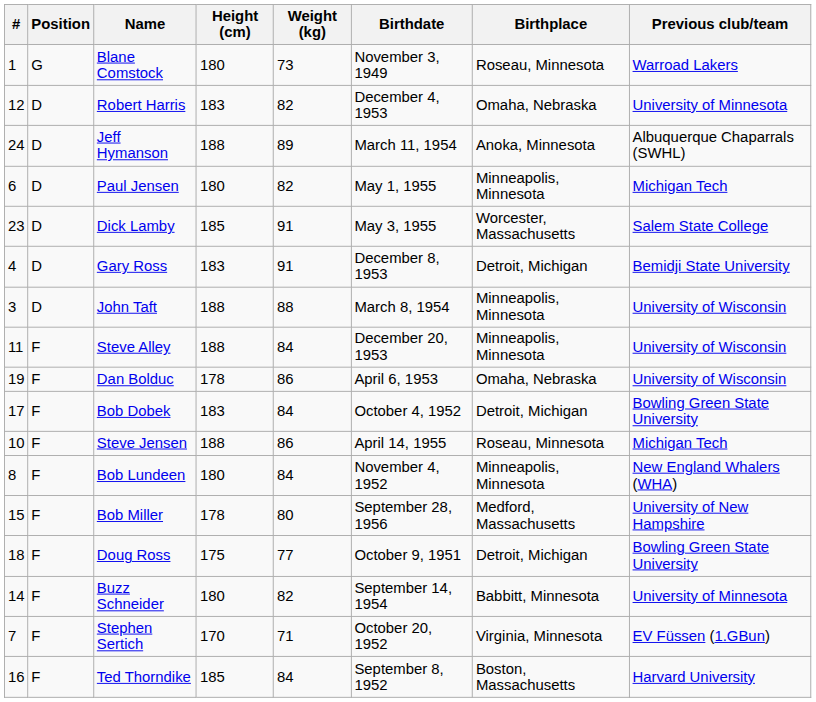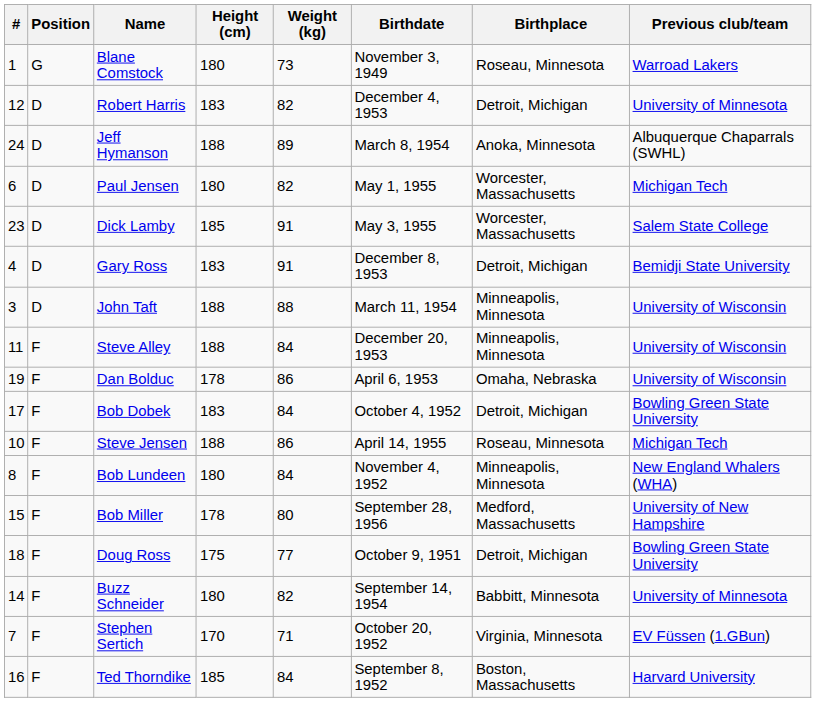(536, 105) Omaha, Nebraska -> (532, 105) Detroit, Michigan
(406, 145) March 11, 1954 -> (402, 145) March 8, 1954
(518, 186) Minneapolis, Minnesota -> (526, 186) Worcester, Massachusetts
(402, 307) March 8, 1954 -> (406, 307) March 11, 1954
